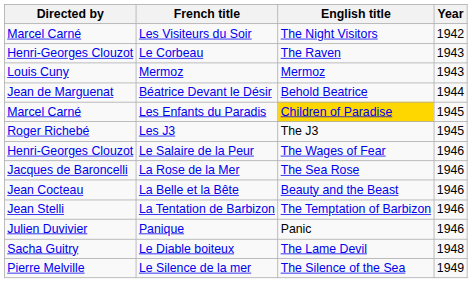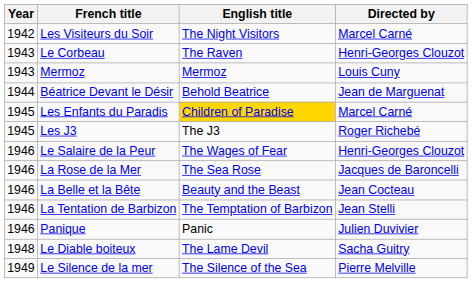columns swapped: (450, 14) <-> (70, 14)
